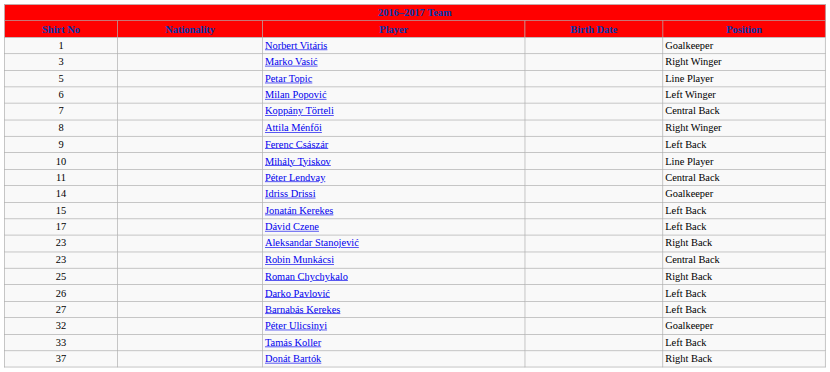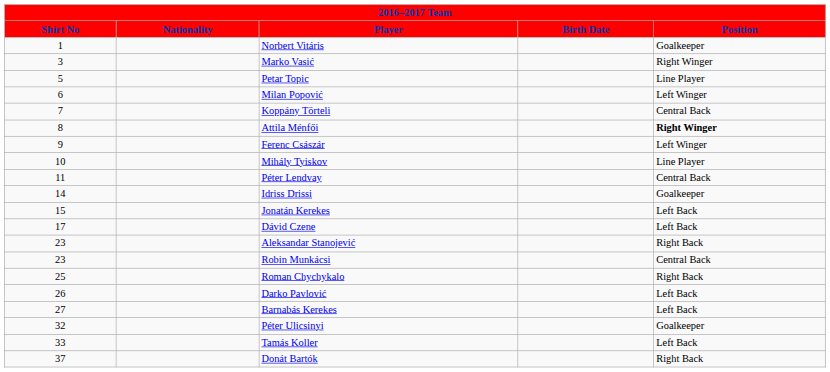(693, 128) normal -> (686, 128) bold
(686, 144) Left Back -> (681, 144) Left Winger
